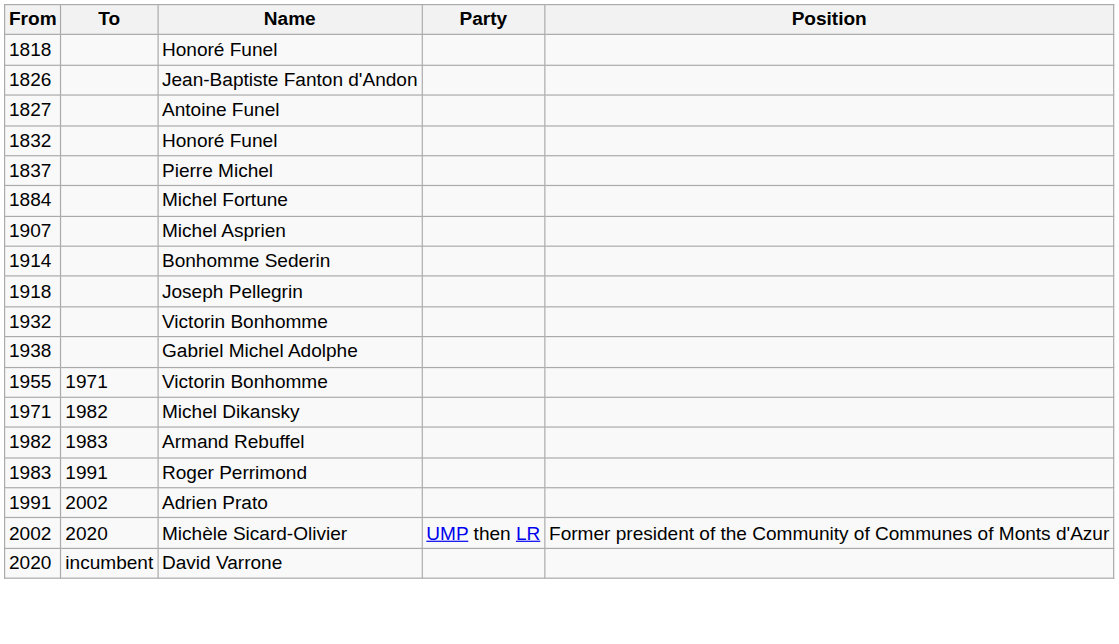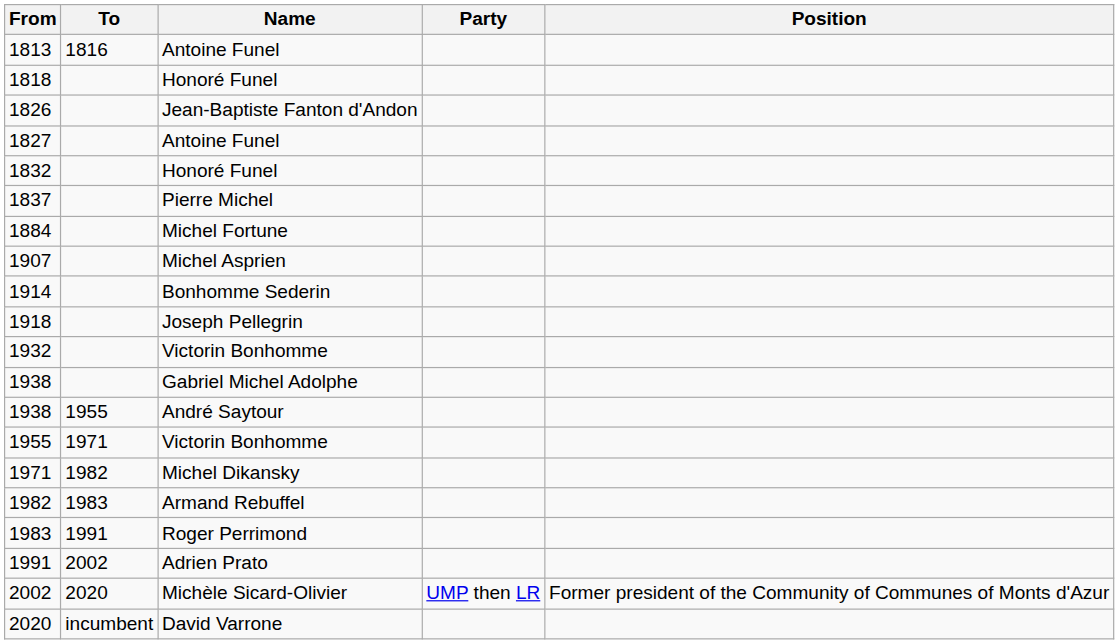+ row: (30, 49)
+ row: (30, 412)
